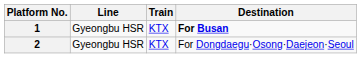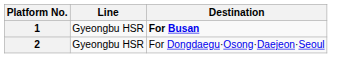- column: (161, 12)
